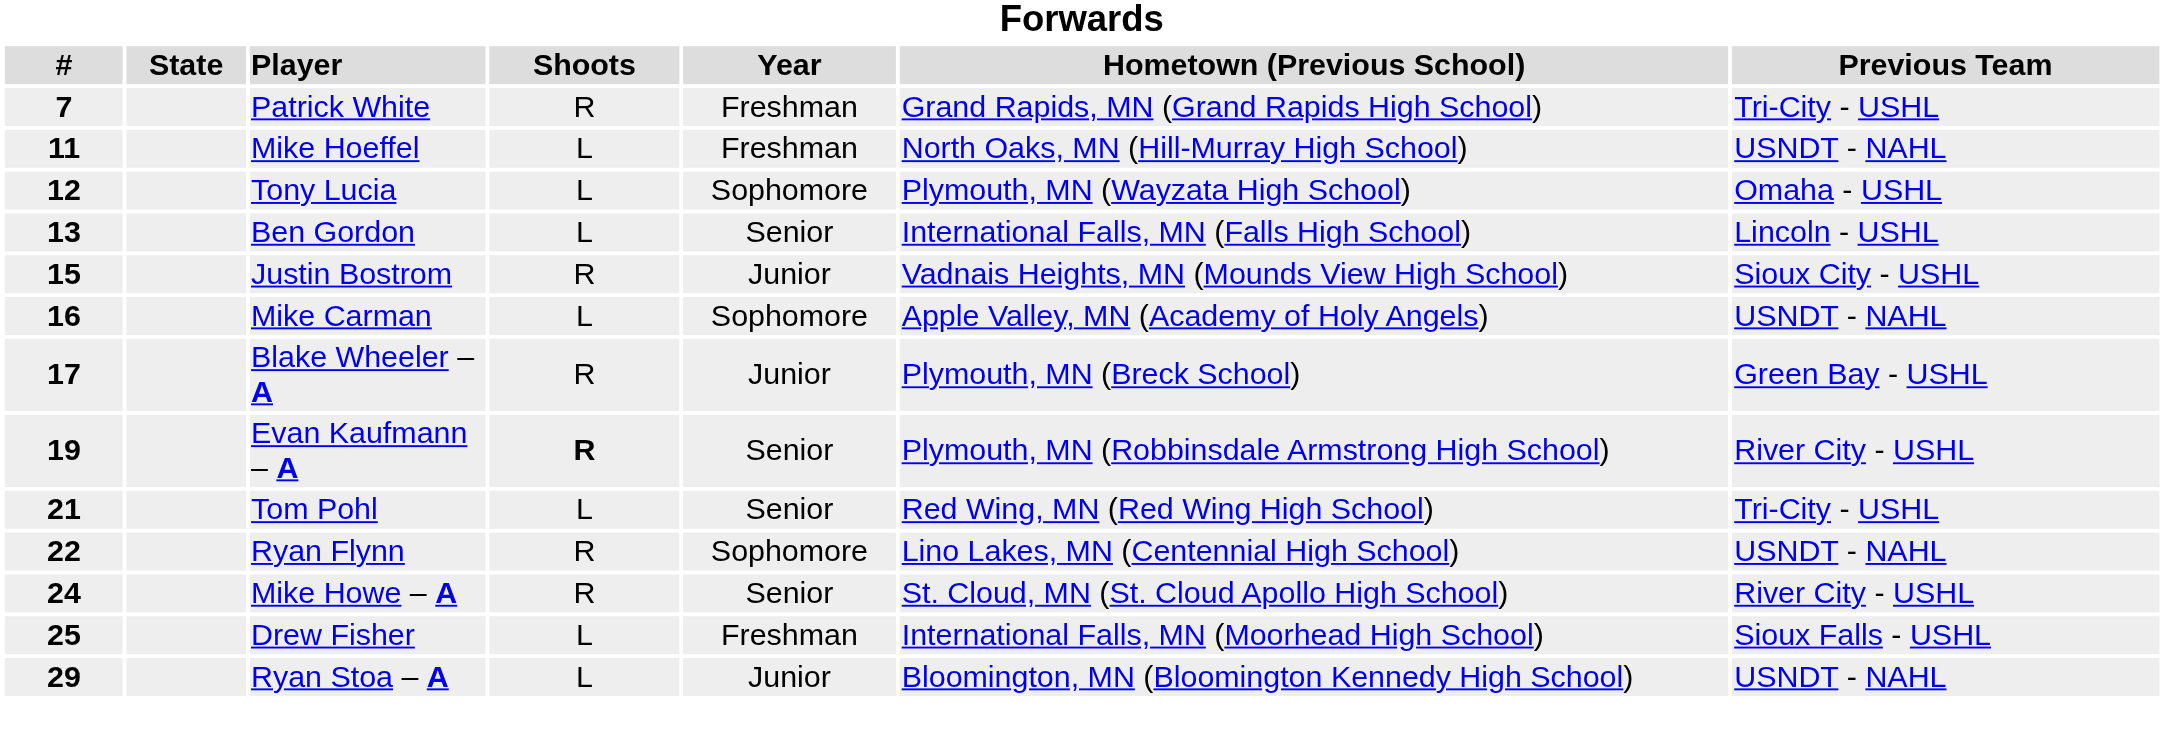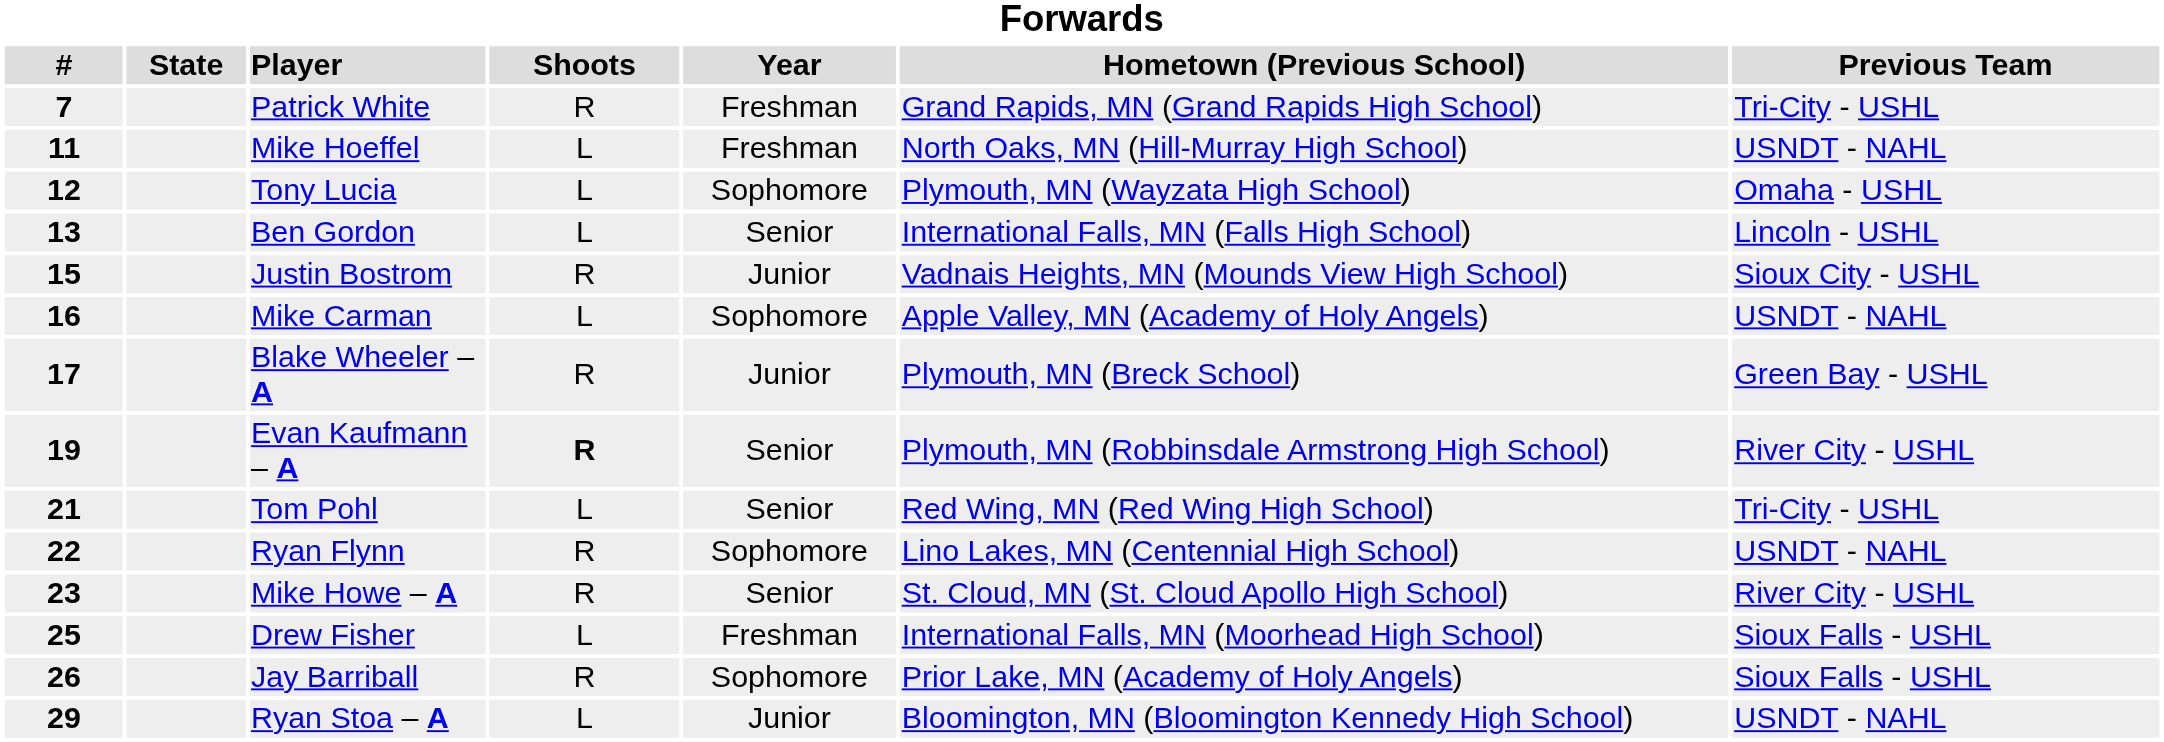(64, 592) 24 -> (64, 592) 23
+ row: (335, 676)
